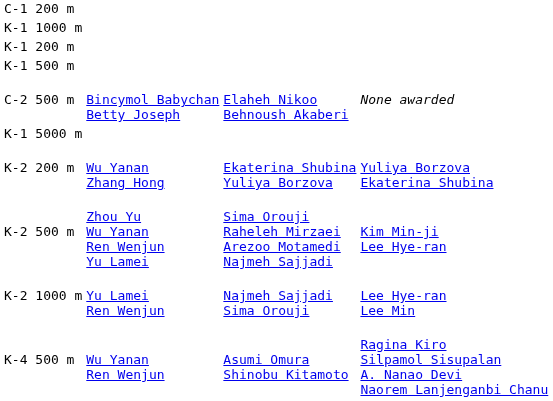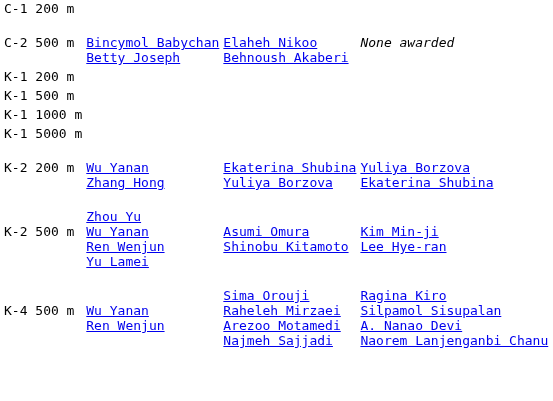rows swapped: (39, 100) <-> (43, 28)
(282, 239) Sima Orouji Raheleh Mirzaei Arezoo Motamedi Najmeh Sajjadi -> (286, 239) Asumi Omura Shinobu Kitamoto
- row: (43, 296)
(286, 367) Asumi Omura Shinobu Kitamoto -> (282, 318) Sima Orouji Raheleh Mirzaei Arezoo Motamedi Najmeh Sajjadi
